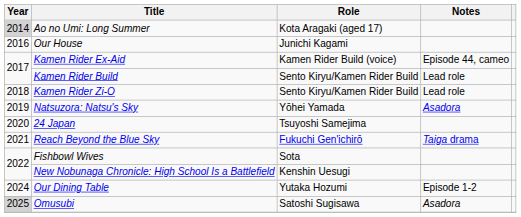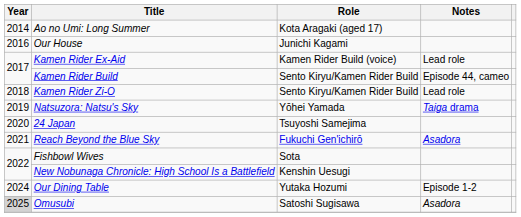(18, 28) lightgrey background -> (18, 28) no background
(466, 60) Episode 44, cameo -> (444, 60) Lead role
(444, 76) Lead role -> (466, 76) Episode 44, cameo
(442, 108) Asadora -> (451, 108) Taiga drama
(451, 140) Taiga drama -> (442, 140) Asadora
